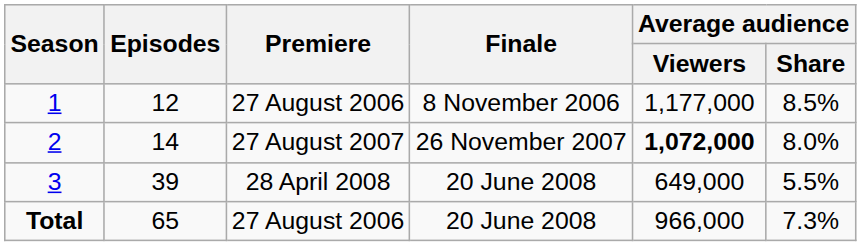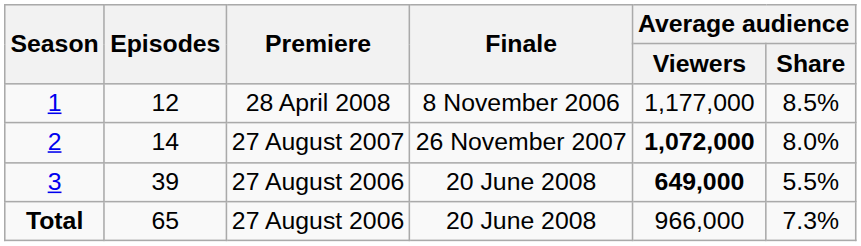(318, 102) 27 August 2006 -> (318, 102) 28 April 2008
(318, 181) 28 April 2008 -> (318, 181) 27 August 2006
(699, 181) normal -> (699, 181) bold
